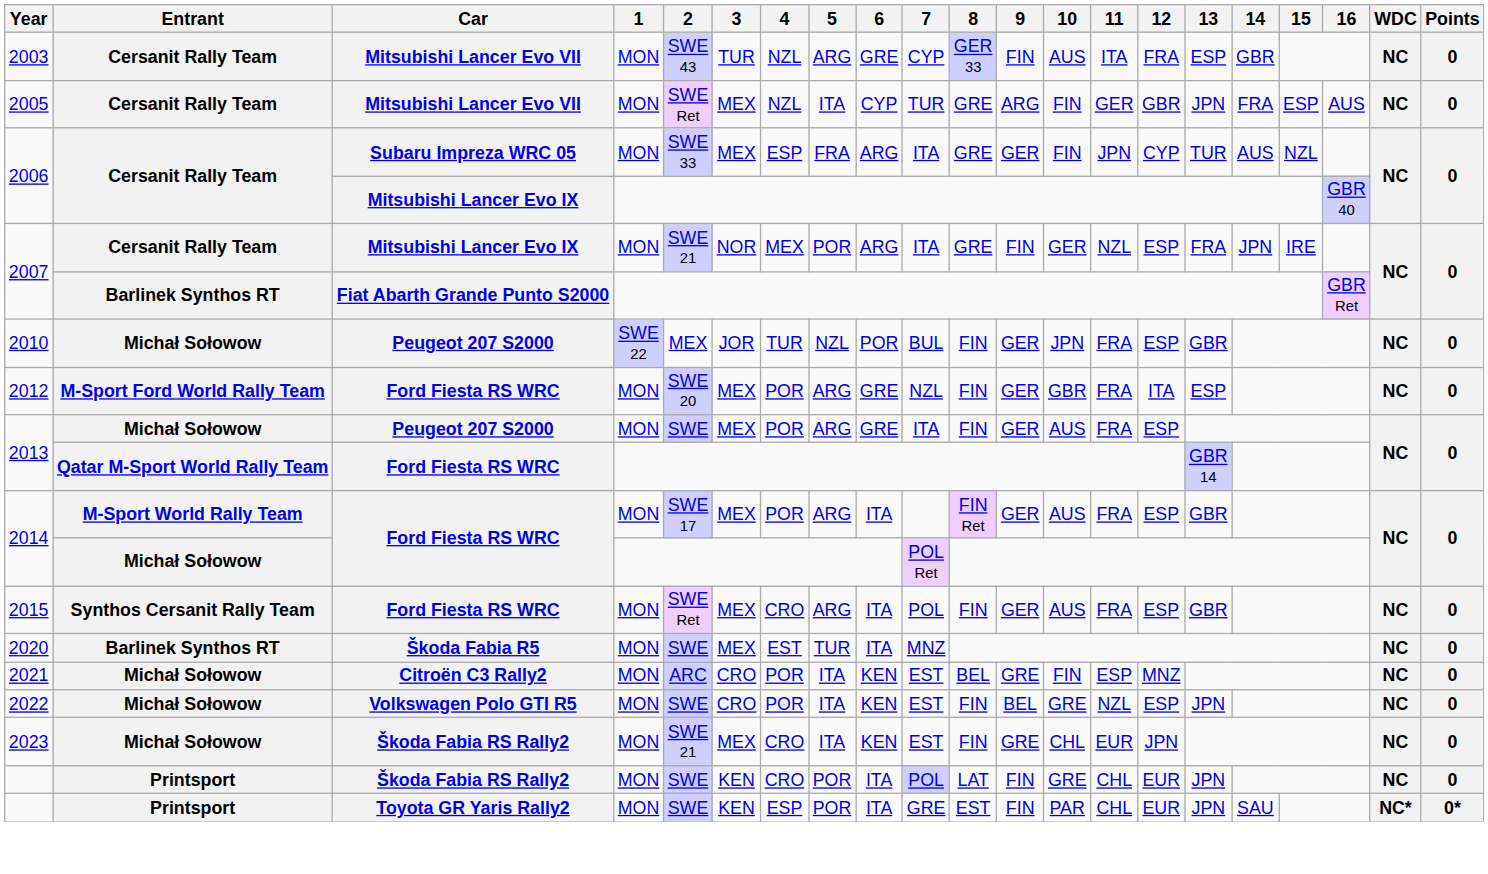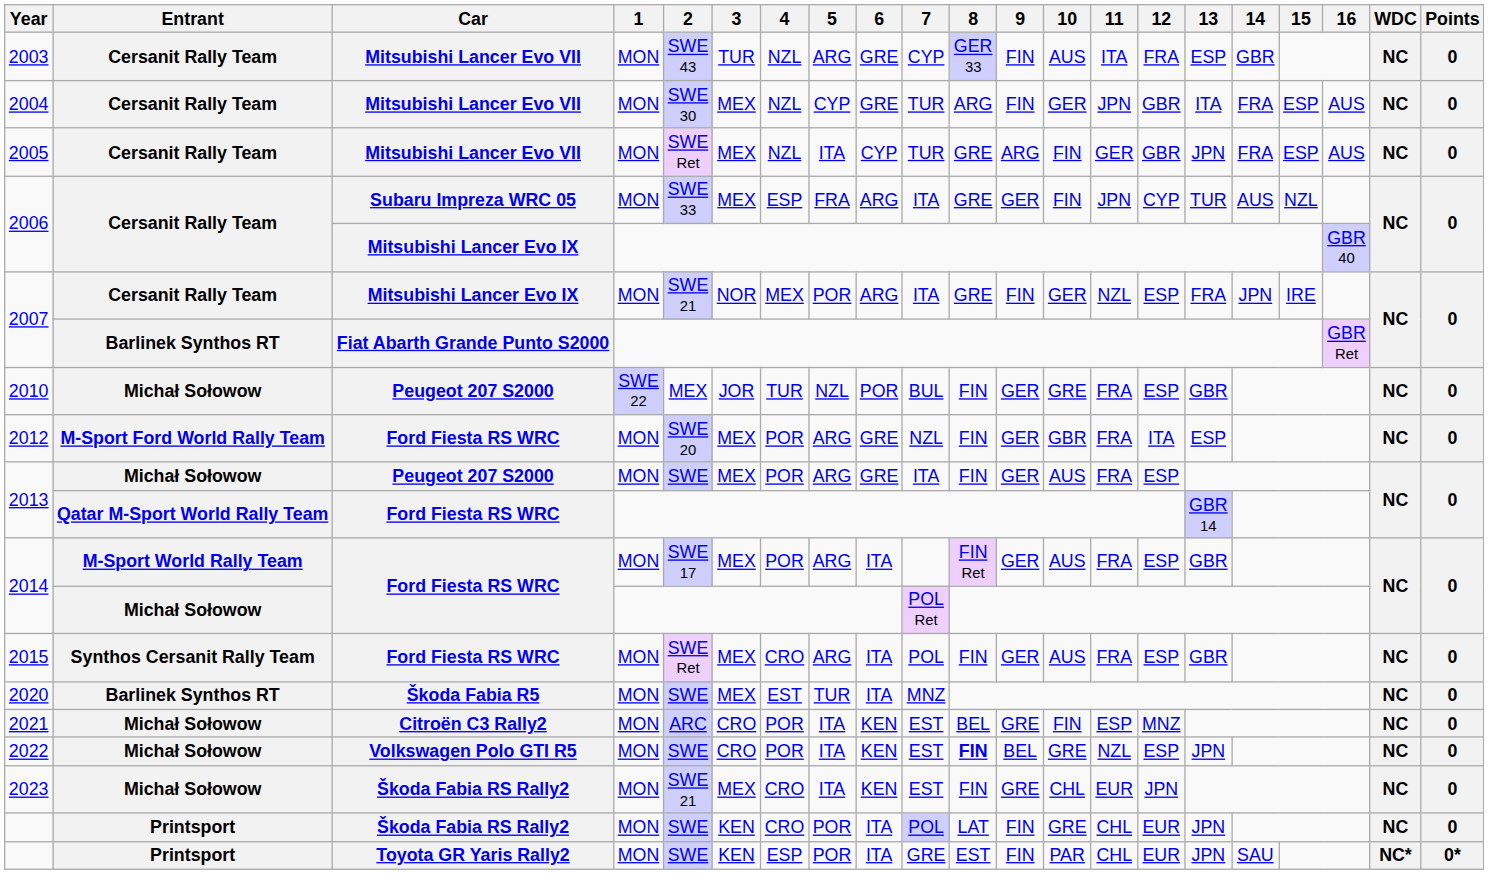+ row: (29, 104)
(1067, 343) JPN -> (1067, 390) GRE
(973, 703) normal -> (973, 751) bold
